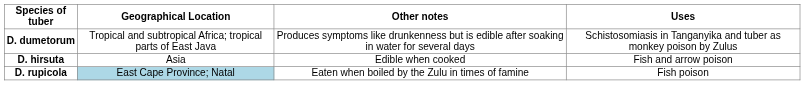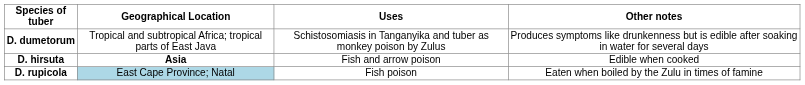columns swapped: (683, 16) <-> (420, 16)
(176, 60) normal -> (176, 60) bold
